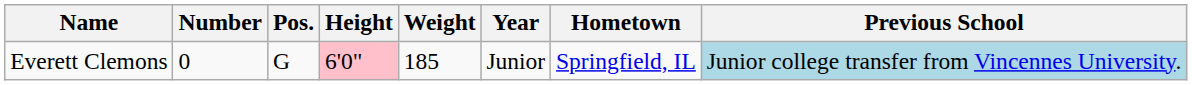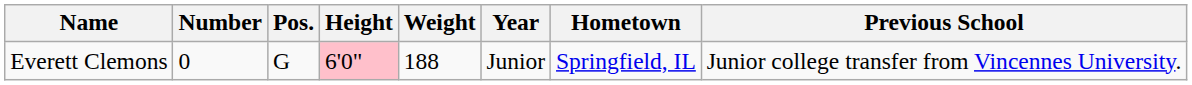(421, 60) 185 -> (421, 60) 188
(944, 60) lightblue background -> (944, 60) no background
